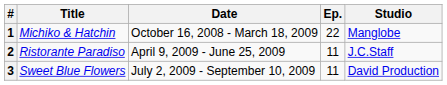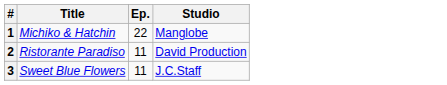- column: (224, 14)
(371, 52) J.C.Staff -> (201, 52) David Production
(393, 71) David Production -> (178, 71) J.C.Staff
